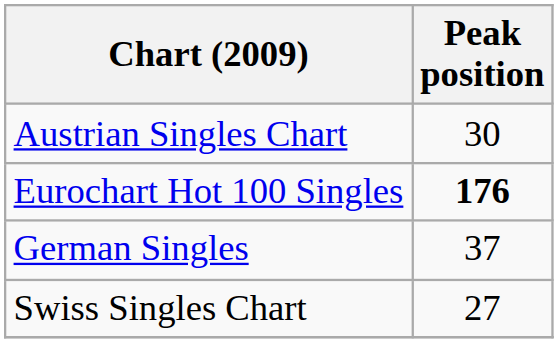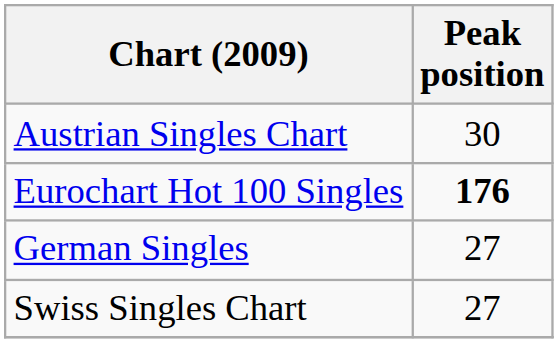(482, 249) 37 -> (482, 249) 27
